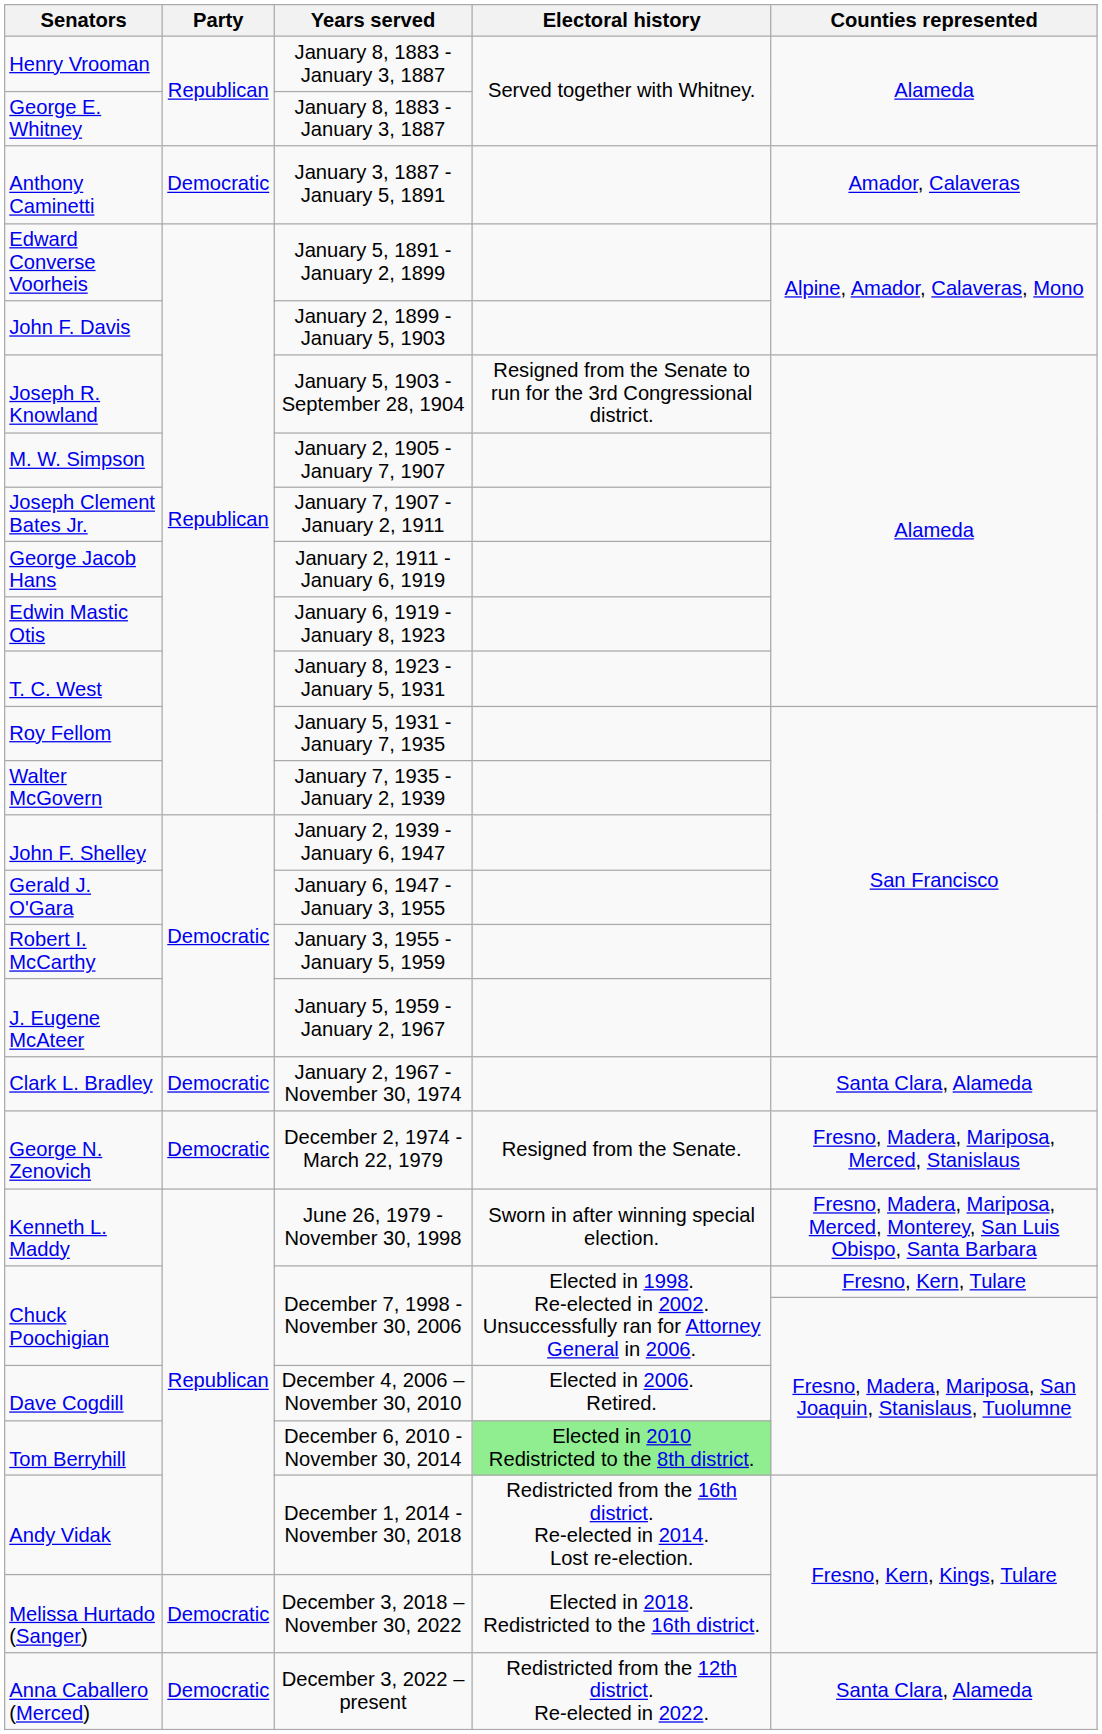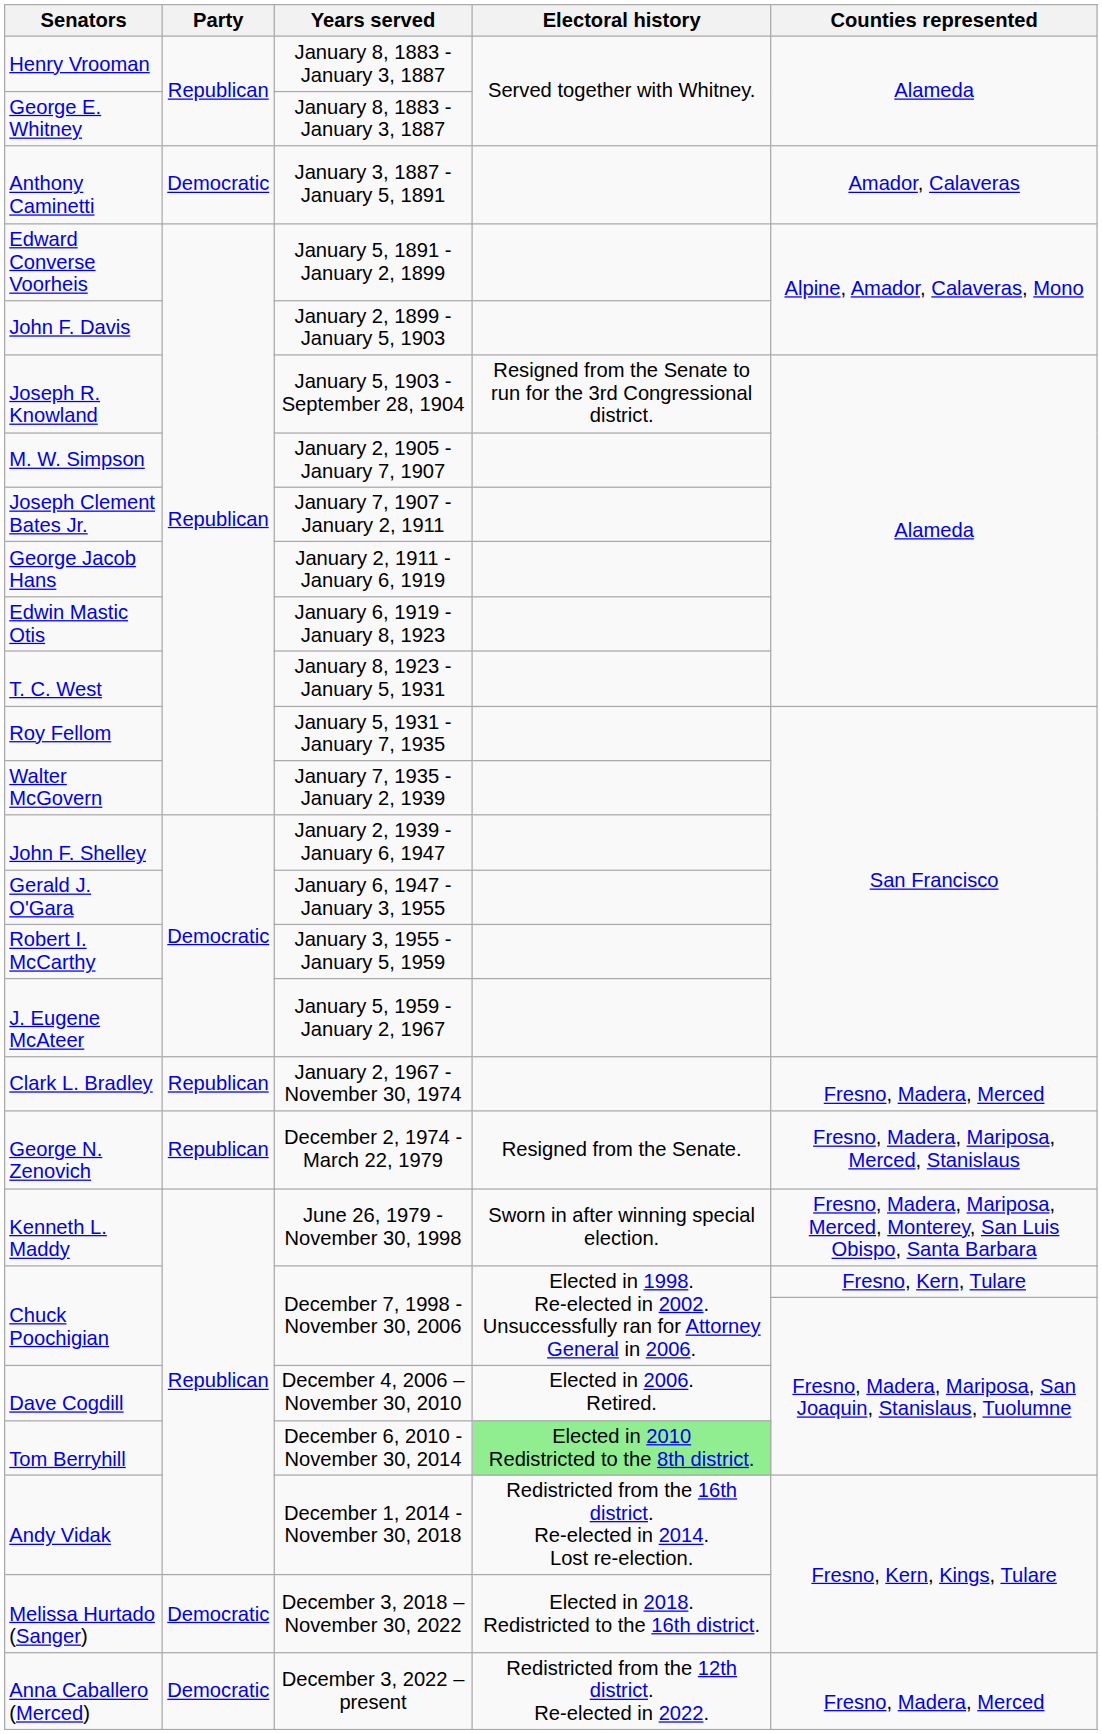(218, 1083) Democratic -> (218, 1083) Republican
(934, 1083) Santa Clara, Alameda -> (934, 1094) Fresno, Madera, Merced
(218, 1149) Democratic -> (218, 1149) Republican
(934, 1690) Santa Clara, Alameda -> (934, 1702) Fresno, Madera, Merced
